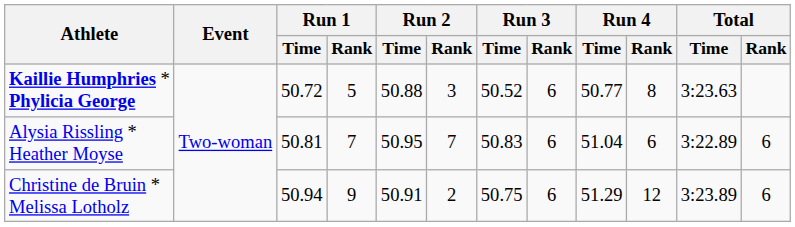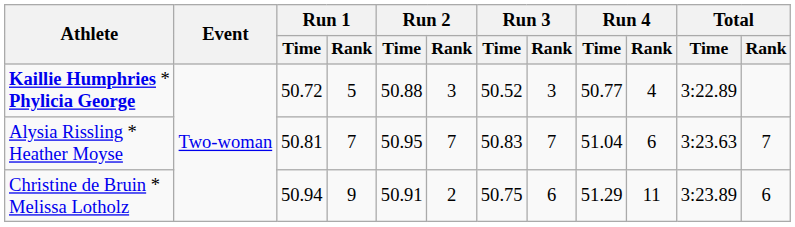(552, 90) 6 -> (552, 90) 3
(652, 90) 8 -> (652, 90) 4
(709, 90) 3:23.63 -> (709, 90) 3:22.89
(552, 143) 6 -> (552, 143) 7
(709, 143) 3:22.89 -> (709, 143) 3:23.63
(766, 143) 6 -> (766, 143) 7
(652, 195) 12 -> (652, 195) 11
